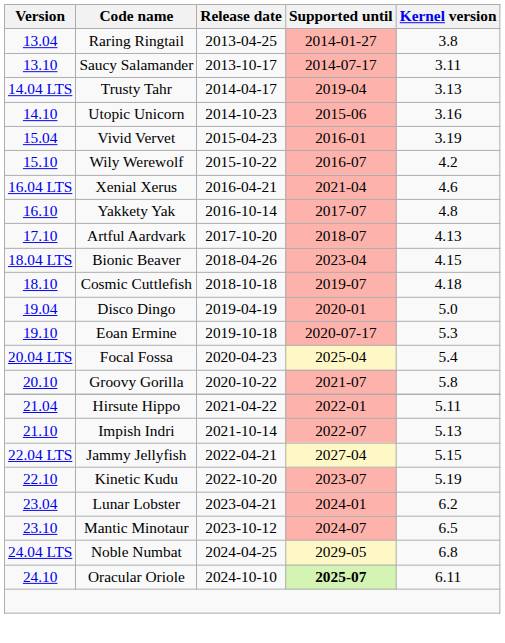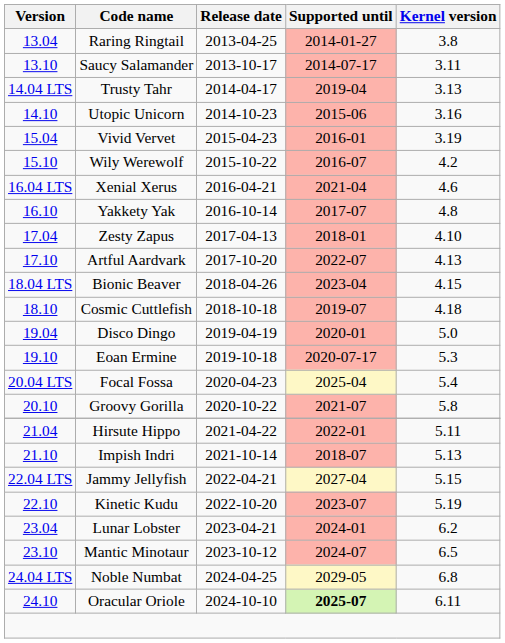+ row: (40, 235)
(341, 235) 2018-07 -> (341, 260) 2022-07
(341, 430) 2022-07 -> (341, 455) 2018-07
